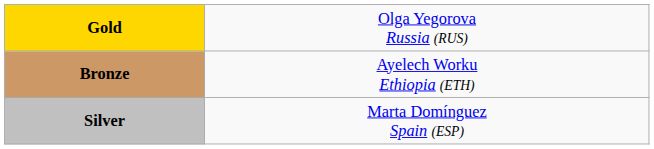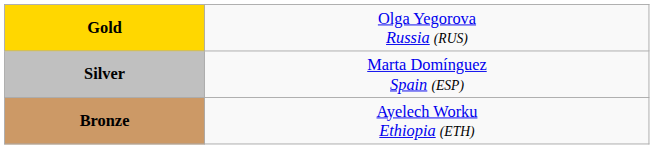rows swapped: (105, 120) <-> (105, 73)
